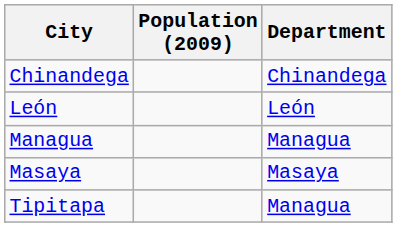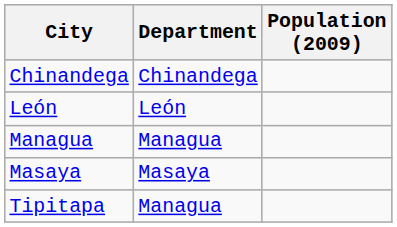columns swapped: (327, 32) <-> (198, 32)
